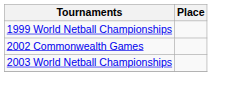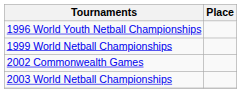+ row: (104, 29)
